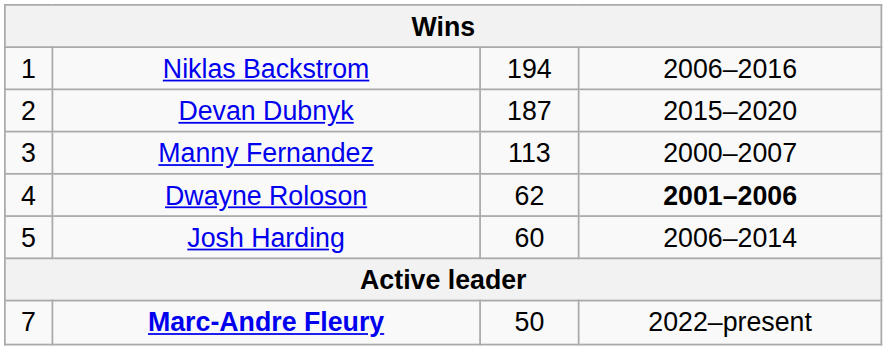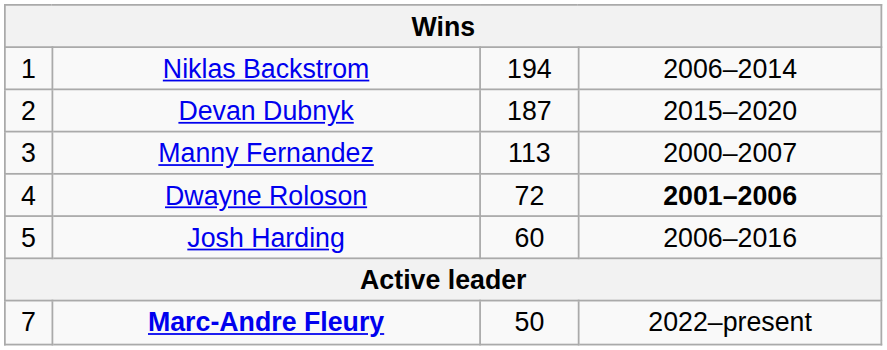(730, 69) 2006–2016 -> (730, 69) 2006–2014
(529, 196) 62 -> (529, 196) 72
(730, 238) 2006–2014 -> (730, 238) 2006–2016
